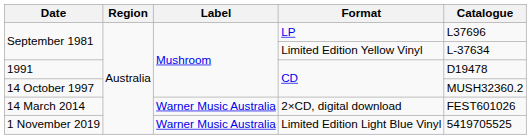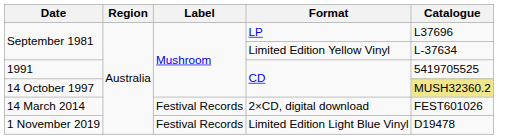(467, 69) D19478 -> (446, 69) 5419705525
(485, 87) no background -> (452, 87) khaki background
(216, 106) Warner Music Australia -> (200, 106) Festival Records
(216, 124) Warner Music Australia -> (200, 124) Festival Records
(479, 124) 5419705525 -> (434, 124) D19478
